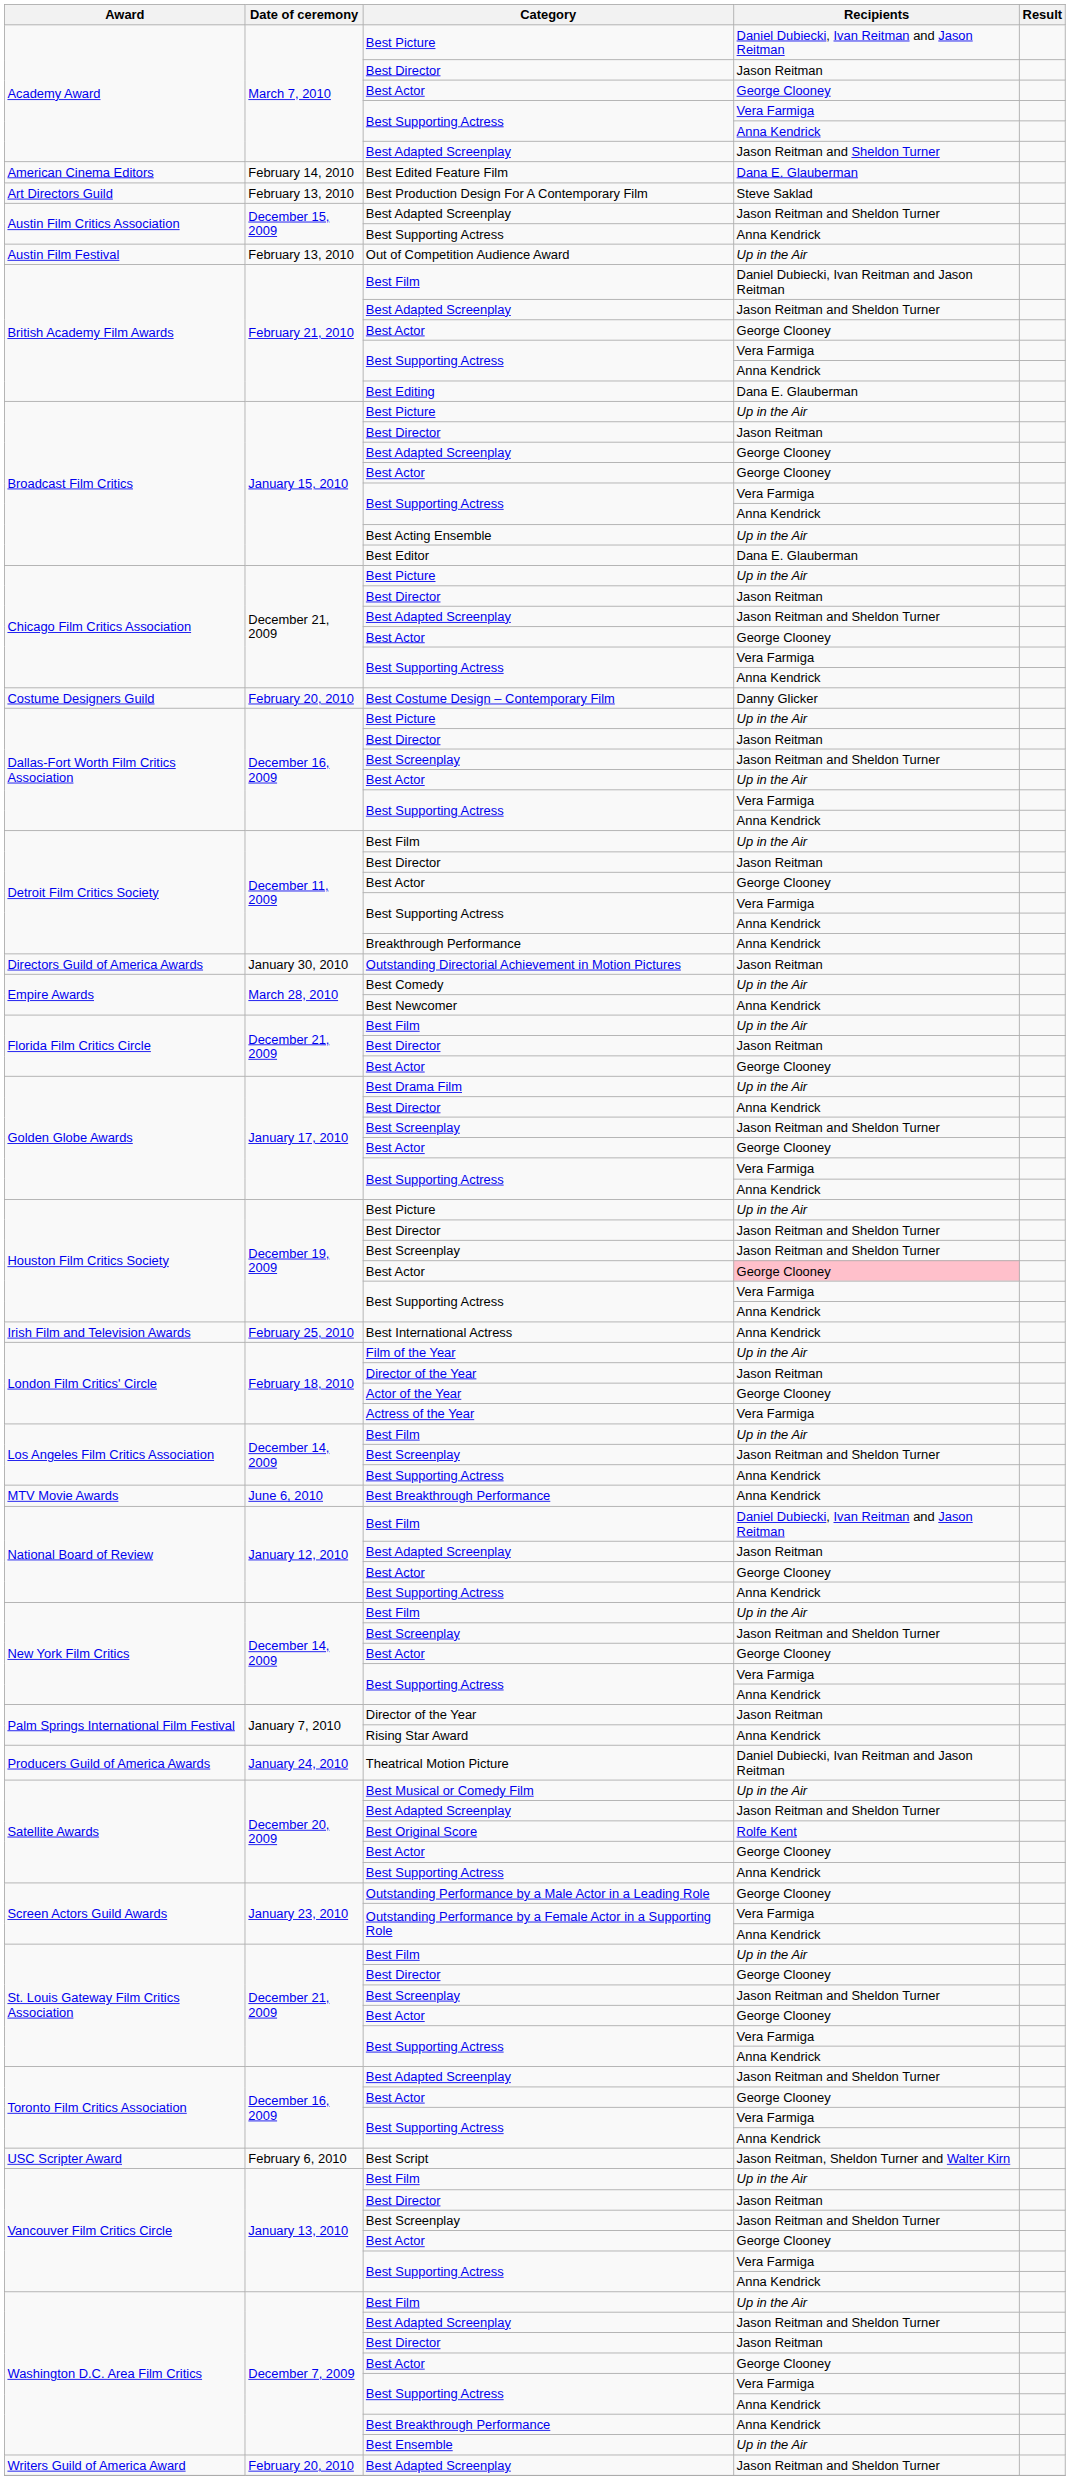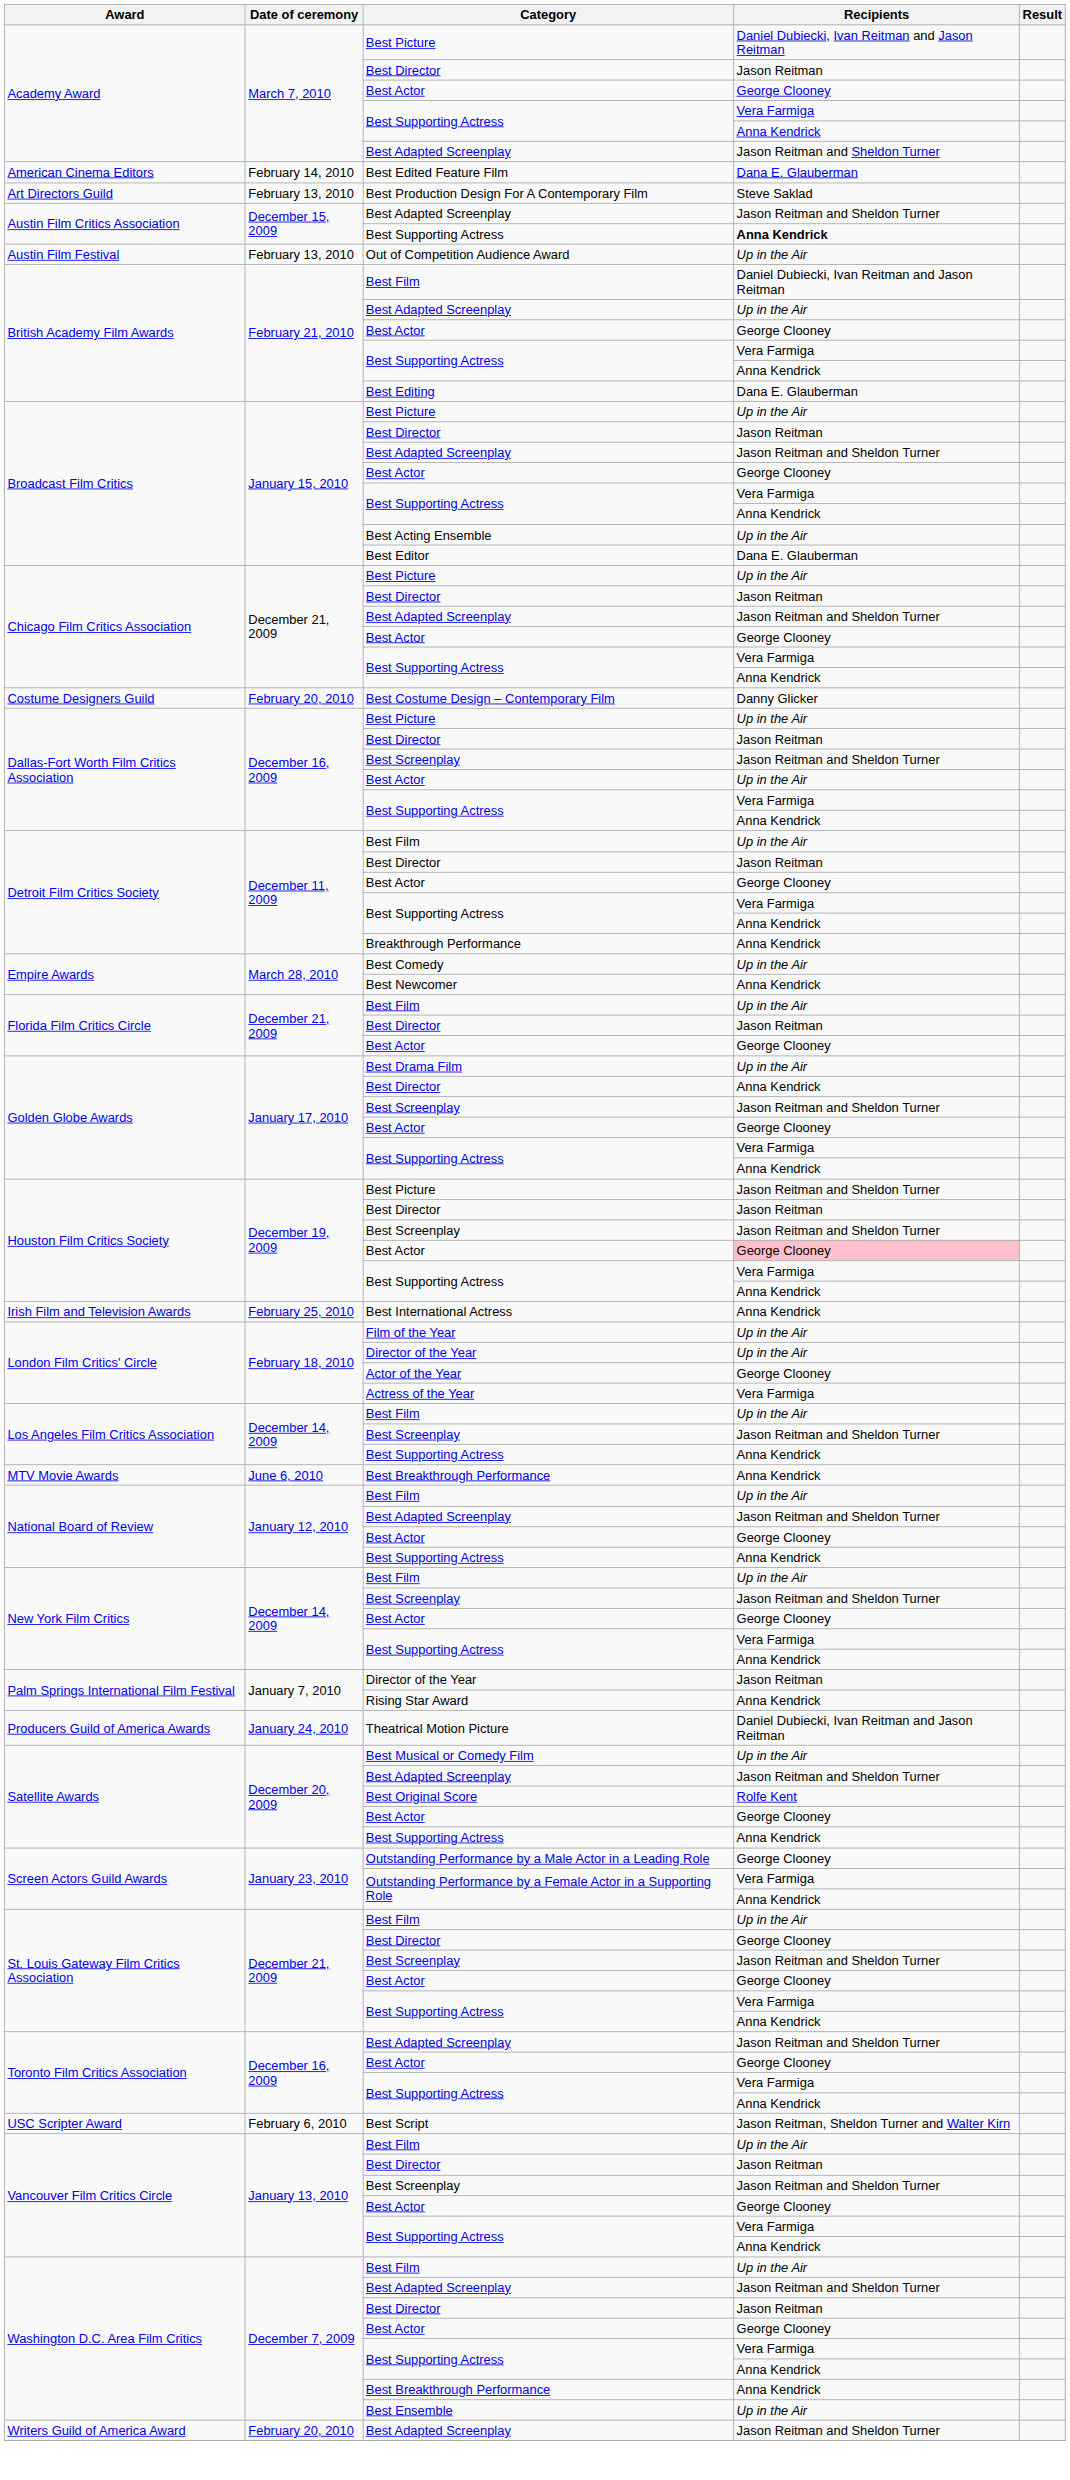(779, 234) normal -> (782, 234) bold
(838, 310) Jason Reitman and Sheldon Turner -> (772, 310) Up in the Air
(784, 453) George Clooney -> (838, 453) Jason Reitman and Sheldon Turner
- row: (105, 964)
(772, 1210) Up in the Air -> (838, 1189) Jason Reitman and Sheldon Turner
(838, 1230) Jason Reitman and Sheldon Turner -> (780, 1210) Jason Reitman
(780, 1373) Jason Reitman -> (772, 1353) Up in the Air
(855, 1524) Daniel Dubiecki, Ivan Reitman and Jason Reitman -> (772, 1496) Up in the Air
(780, 1551) Jason Reitman -> (838, 1516) Jason Reitman and Sheldon Turner
